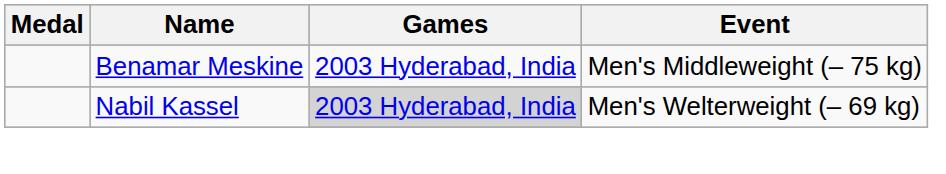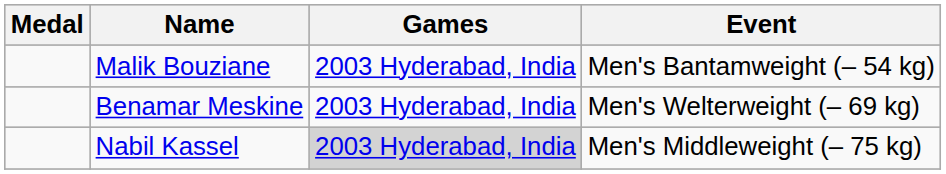+ row: (183, 65)
(755, 65) Men's Middleweight (– 75 kg) -> (754, 106) Men's Welterweight (– 69 kg)
(754, 106) Men's Welterweight (– 69 kg) -> (755, 147) Men's Middleweight (– 75 kg)
